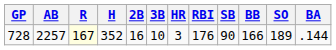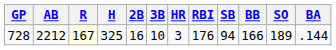(51, 35) 2257 -> (51, 35) 2212
(112, 35) 352 -> (112, 35) 325
(228, 35) 90 -> (228, 35) 94
